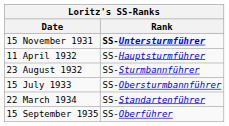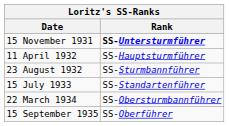(162, 85) SS-Obersturmbannführer -> (154, 85) SS-Standartenführer
(154, 99) SS-Standartenführer -> (162, 99) SS-Obersturmbannführer
